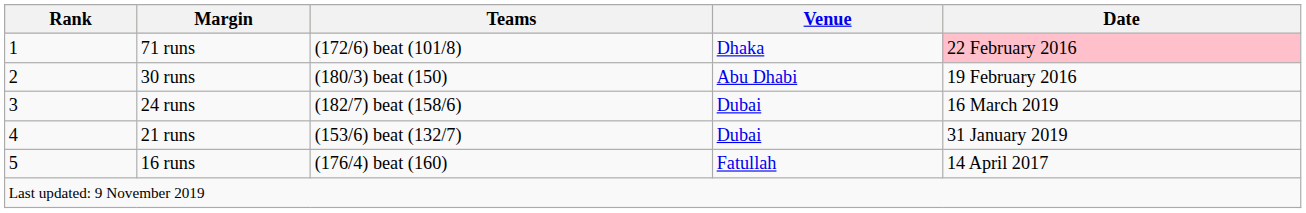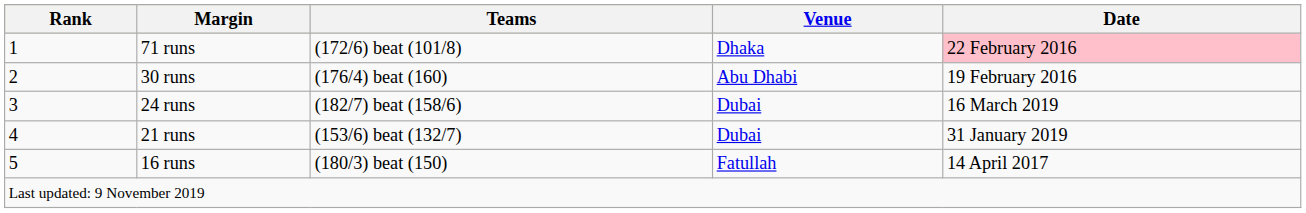(381, 76) (180/3) beat (150) -> (381, 76) (176/4) beat (160)
(381, 163) (176/4) beat (160) -> (381, 163) (180/3) beat (150)
